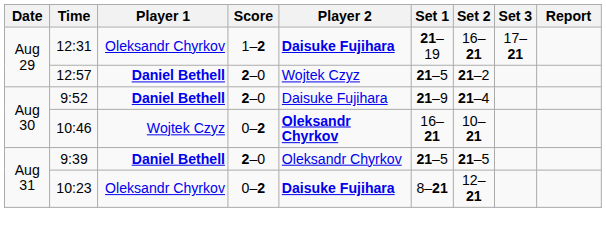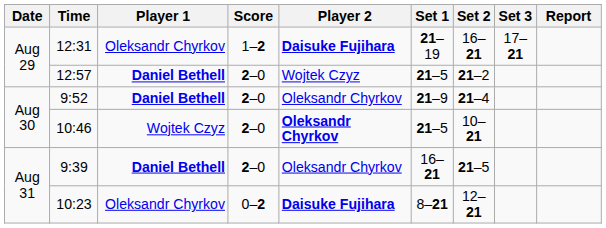(335, 99) Daisuke Fujihara -> (342, 99) Oleksandr Chyrkov
(253, 129) 0–2 -> (253, 129) 2–0
(432, 129) 16–21 -> (432, 129) 21–5
(432, 159) 21–5 -> (432, 167) 16–21
